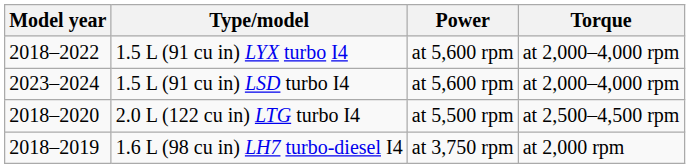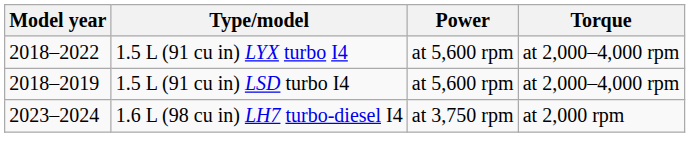(54, 83) 2023–2024 -> (54, 83) 2018–2019
- row: (238, 115)
(54, 147) 2018–2019 -> (54, 115) 2023–2024
